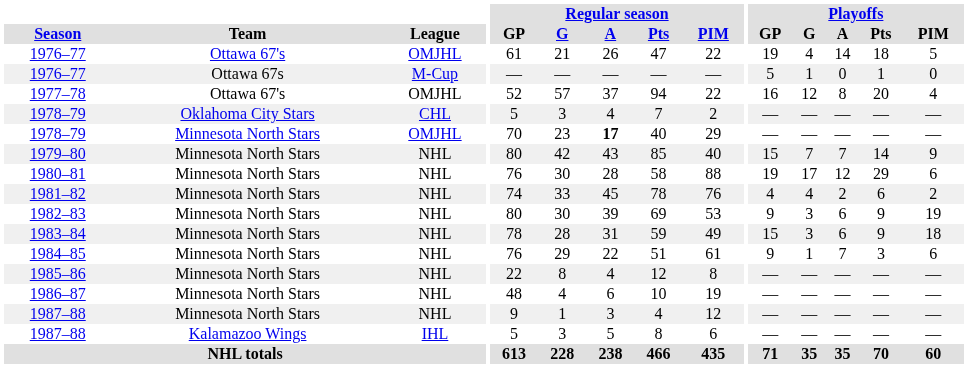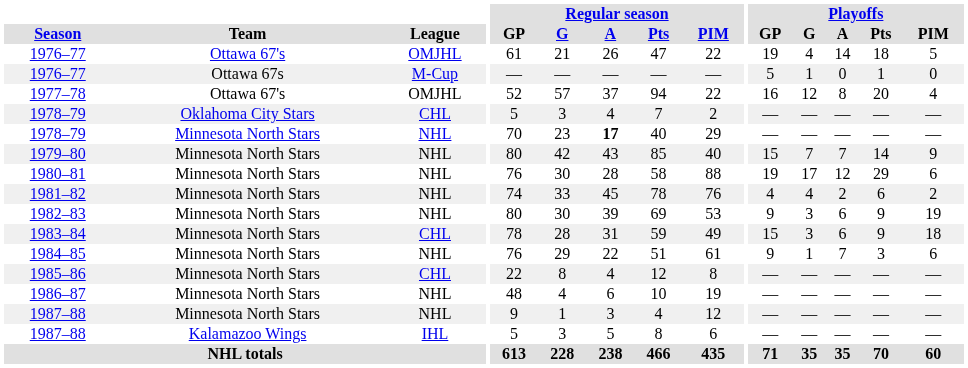(435, 134) OMJHL -> (435, 134) NHL
(435, 234) NHL -> (435, 234) CHL
(435, 274) NHL -> (435, 274) CHL
